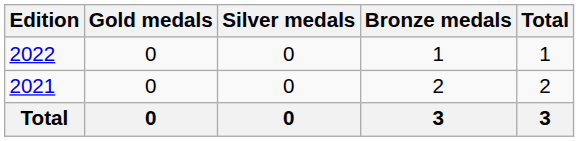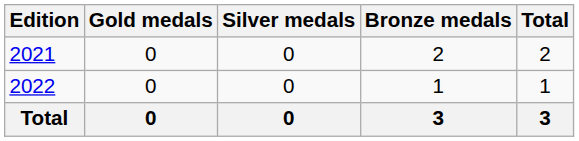rows swapped: (32, 86) <-> (32, 53)
